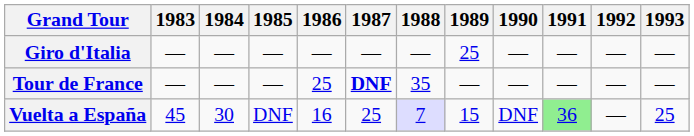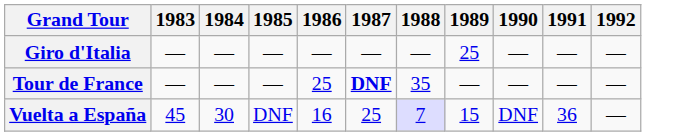- column: (665, 20)
(567, 114) lightgreen background -> (567, 114) no background
